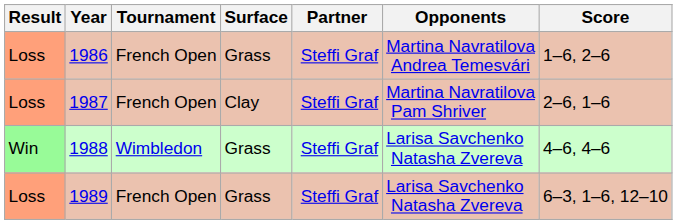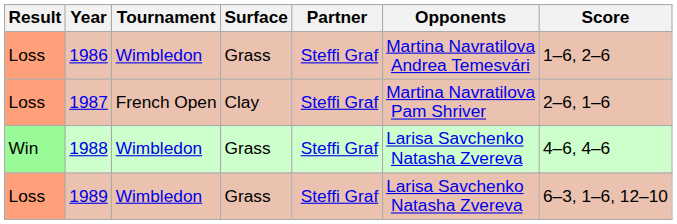(166, 55) French Open -> (159, 55) Wimbledon
(166, 195) French Open -> (159, 195) Wimbledon
